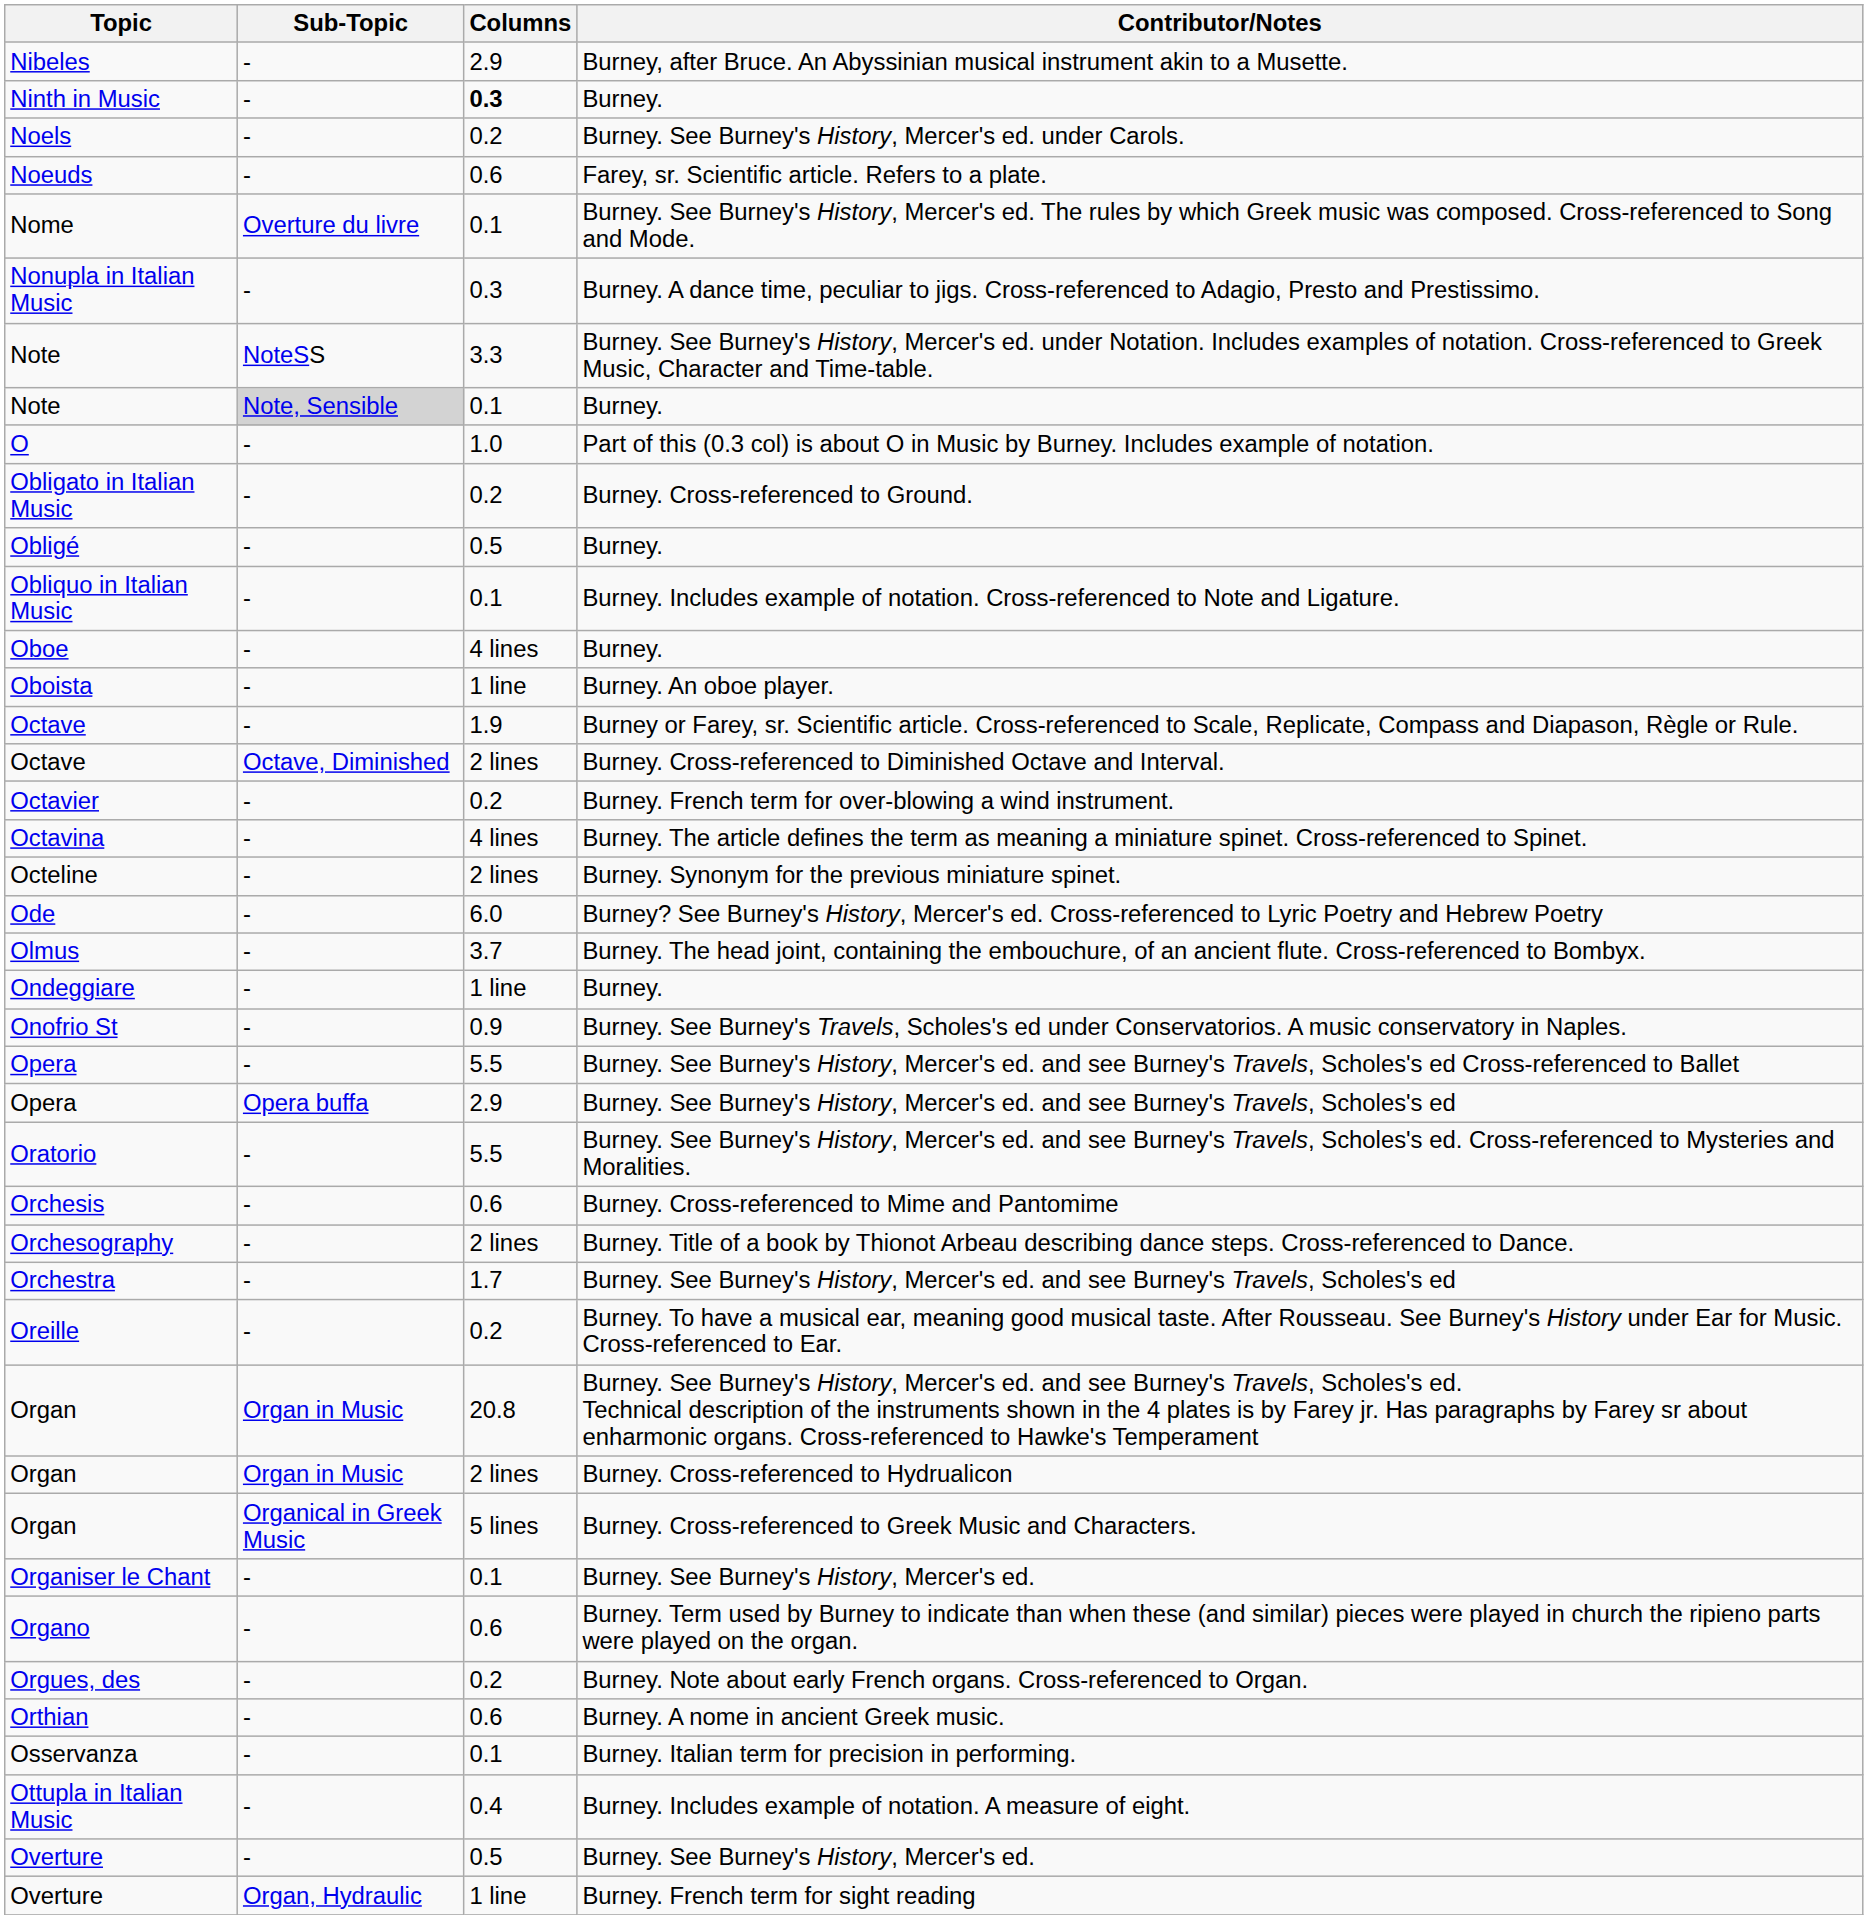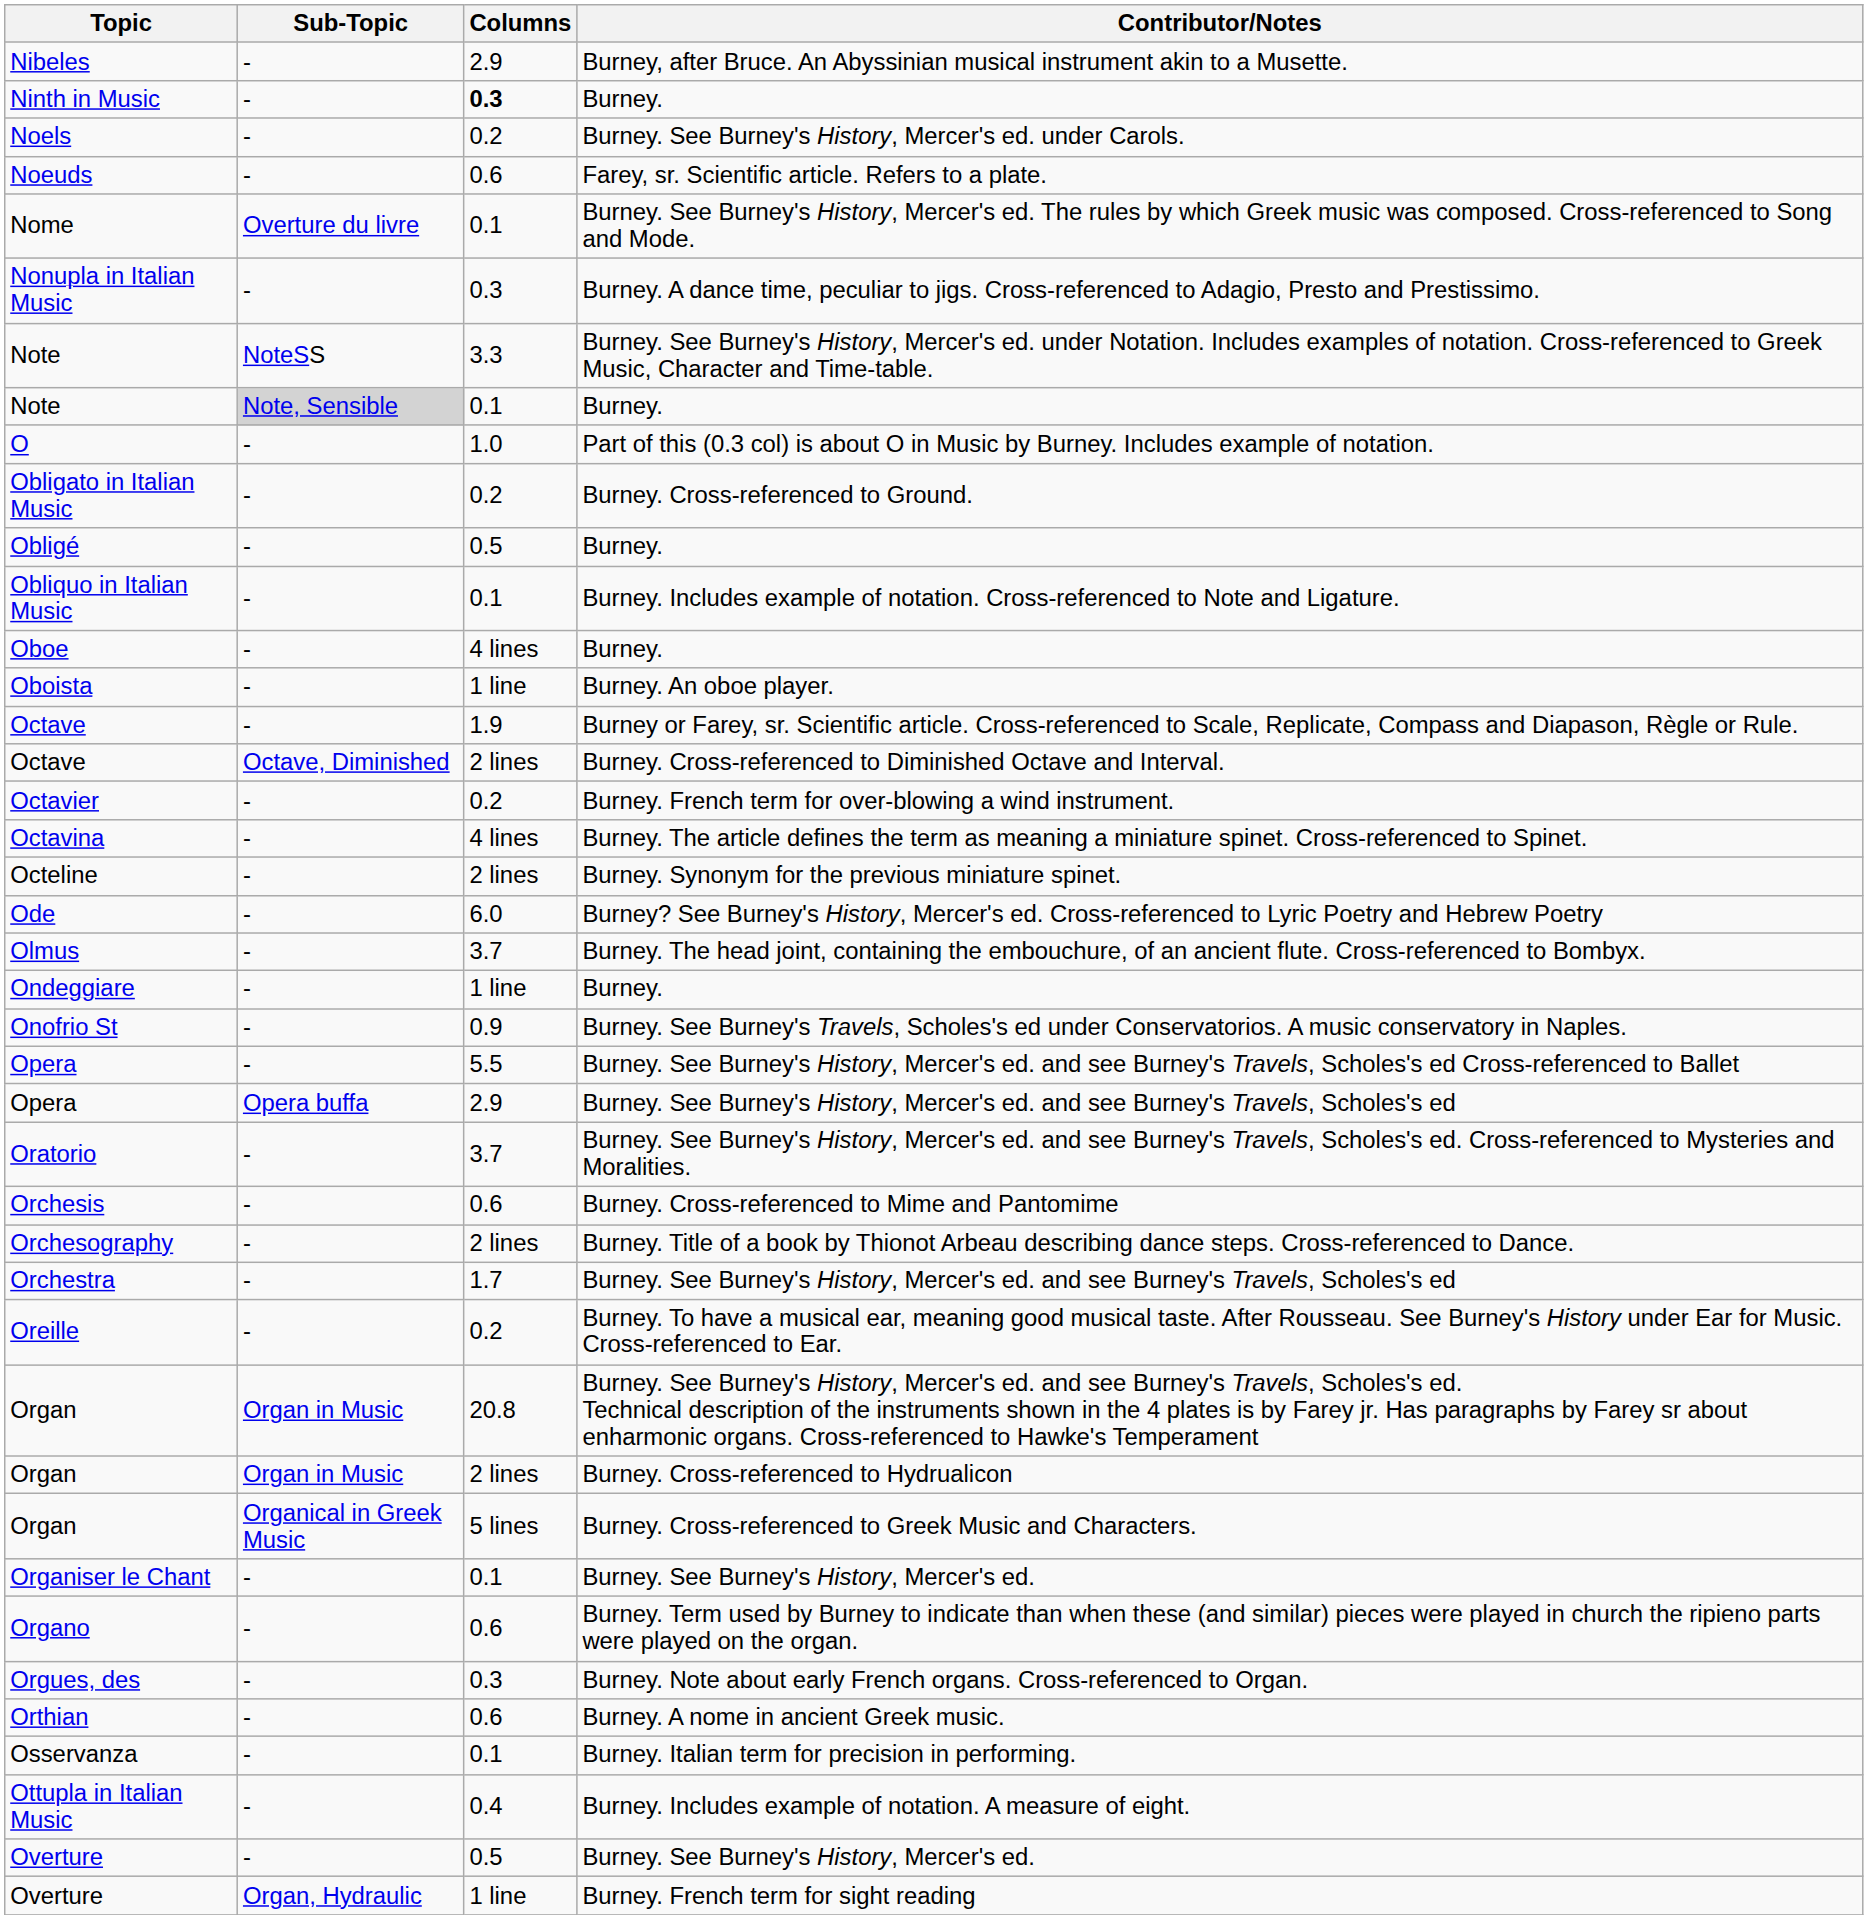(486, 1153) 5.5 -> (486, 1153) 3.7
(486, 1679) 0.2 -> (486, 1679) 0.3
